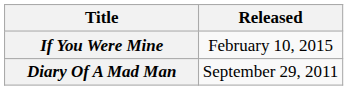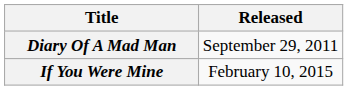rows swapped: (102, 71) <-> (102, 44)
